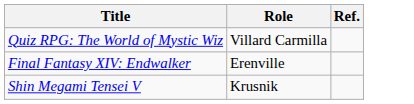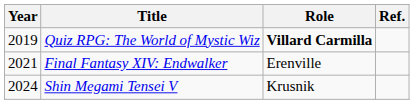+ column: (23, 16)
(278, 39) normal -> (319, 39) bold
